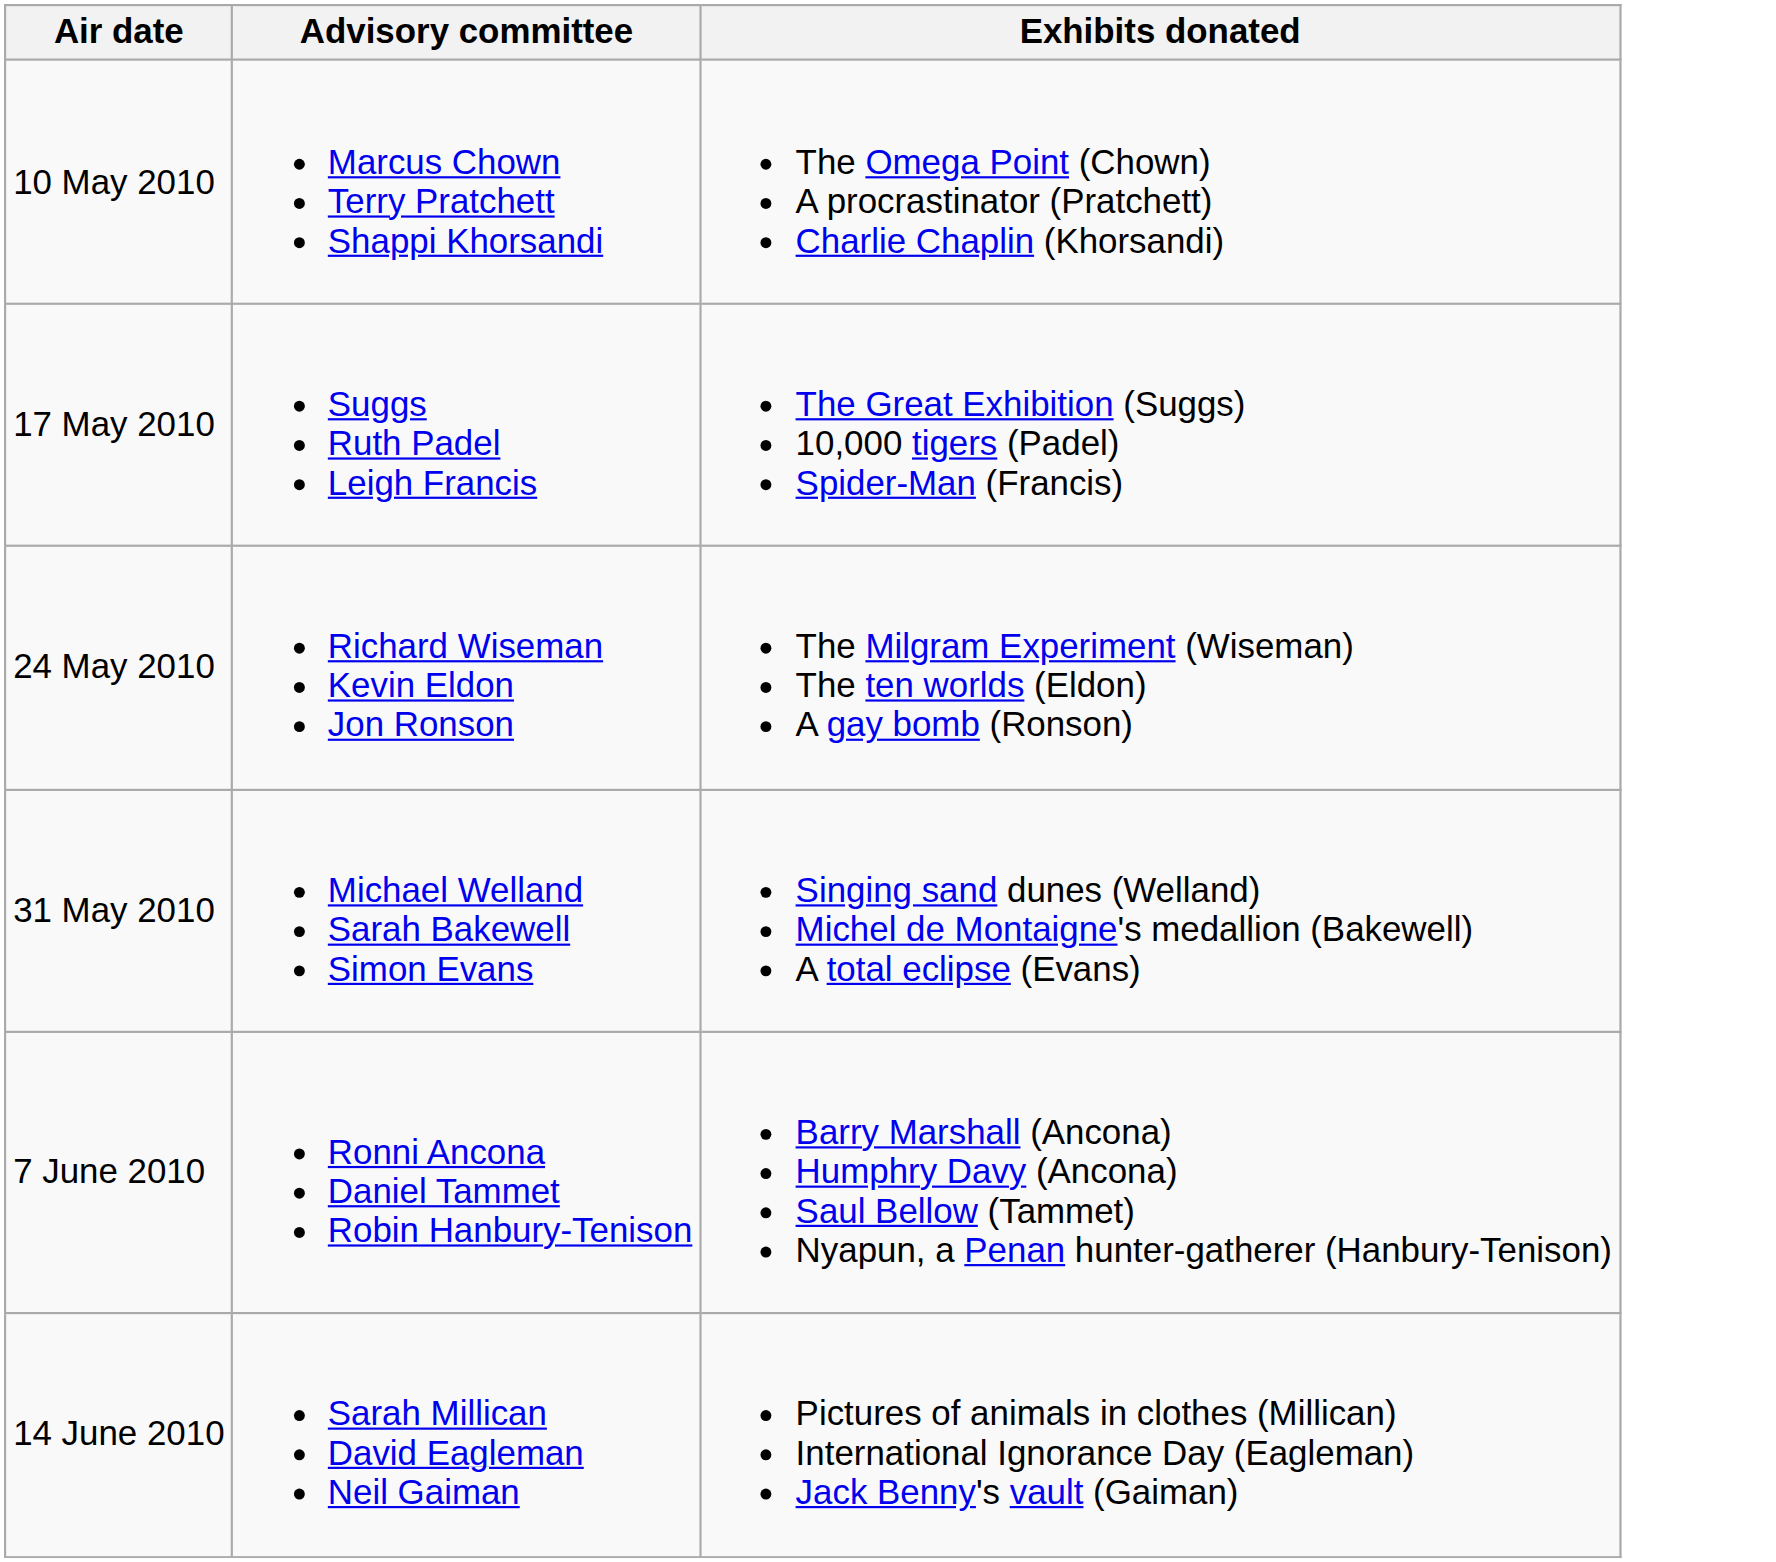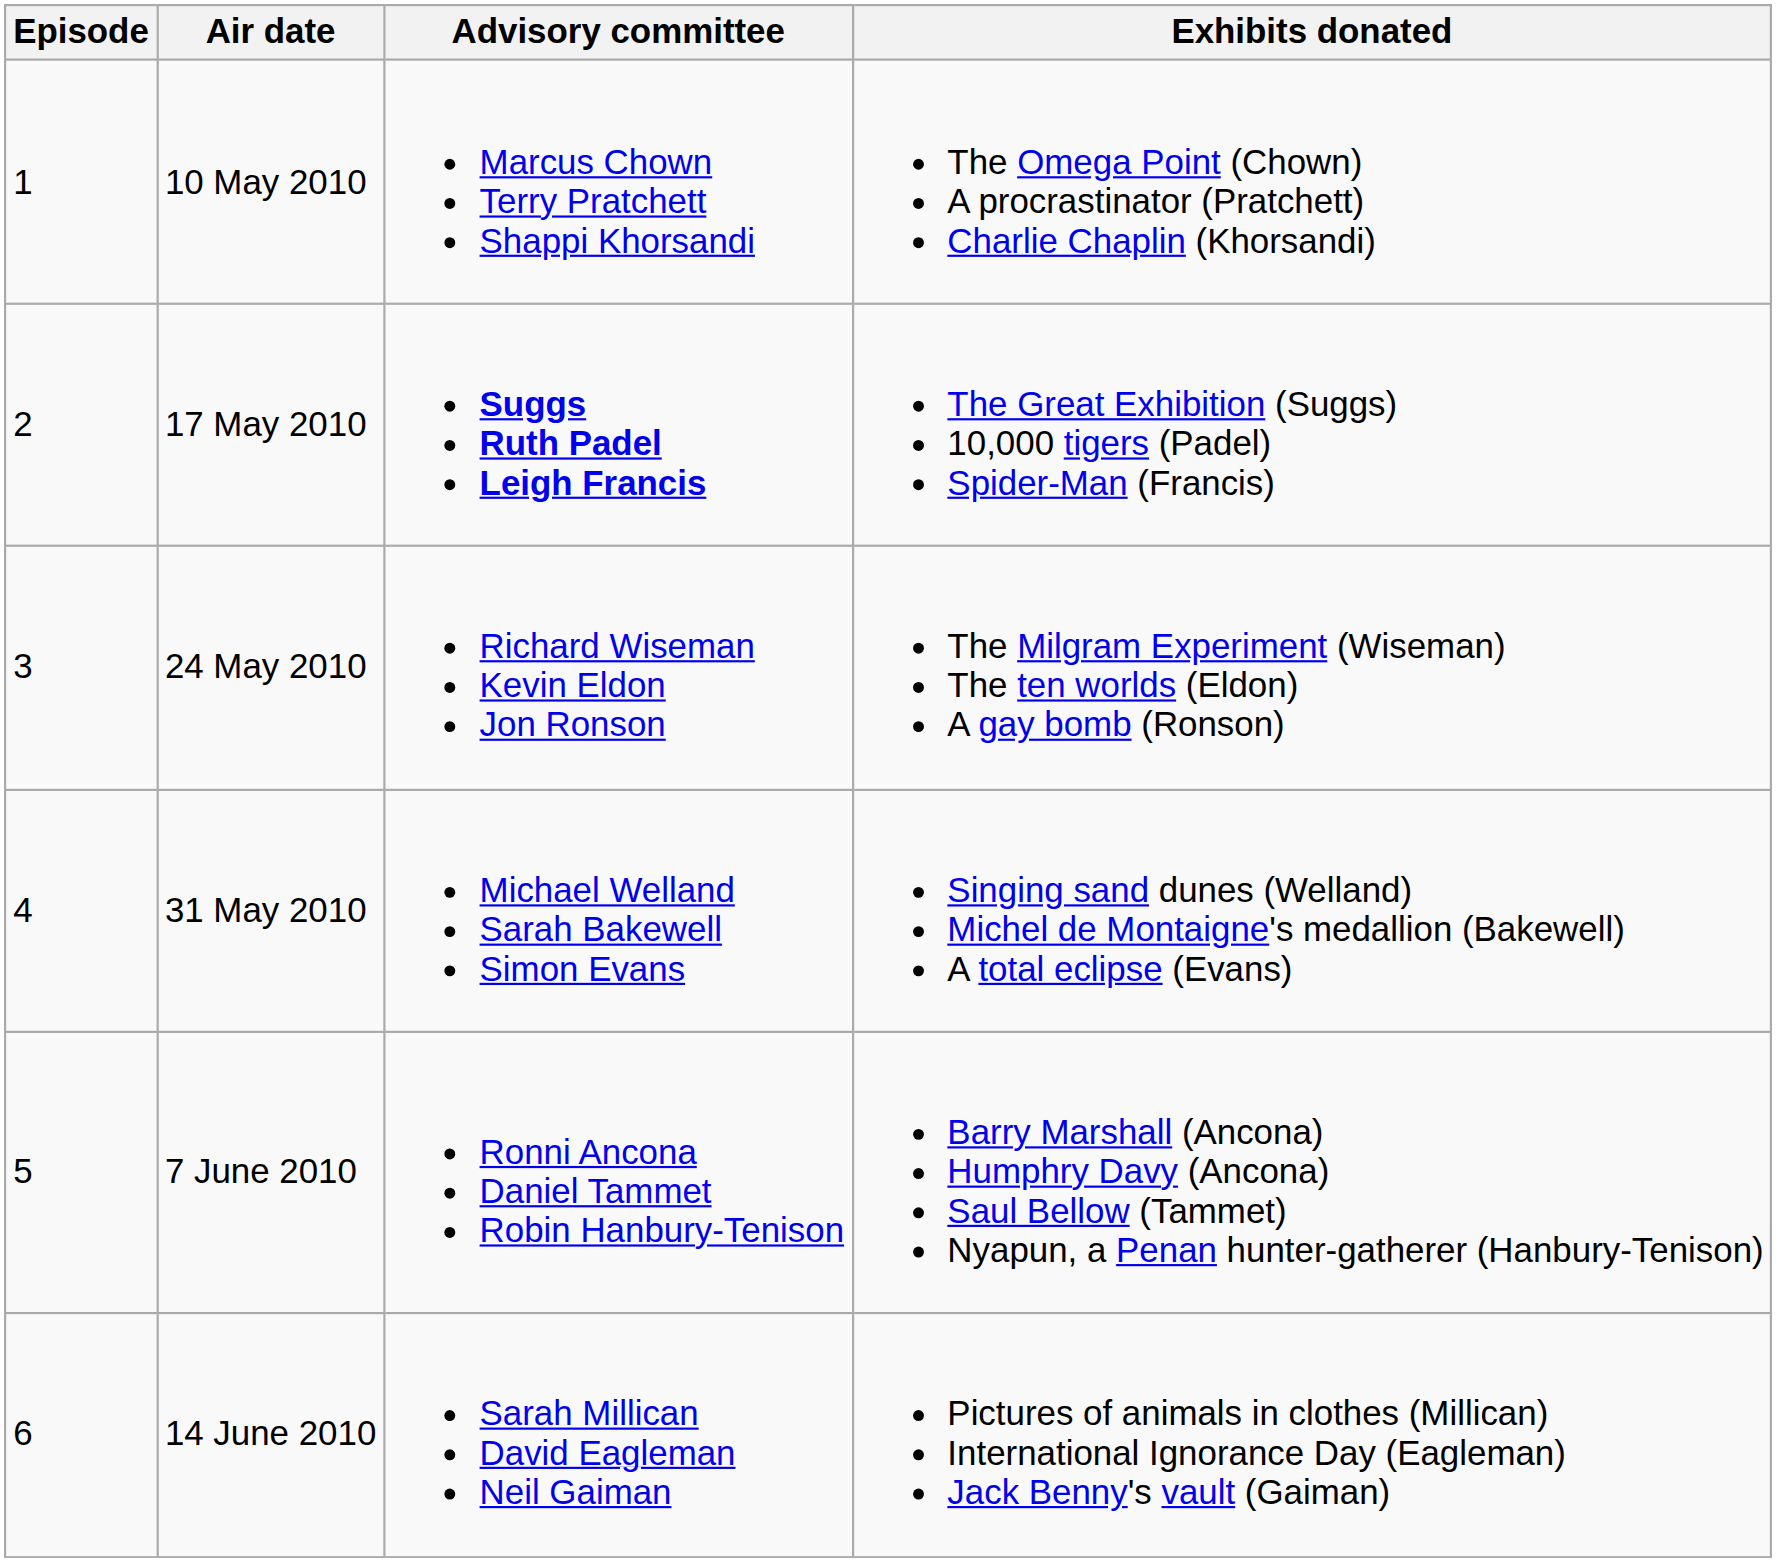+ column: (81, 32)
(466, 444) normal -> (618, 444) bold
